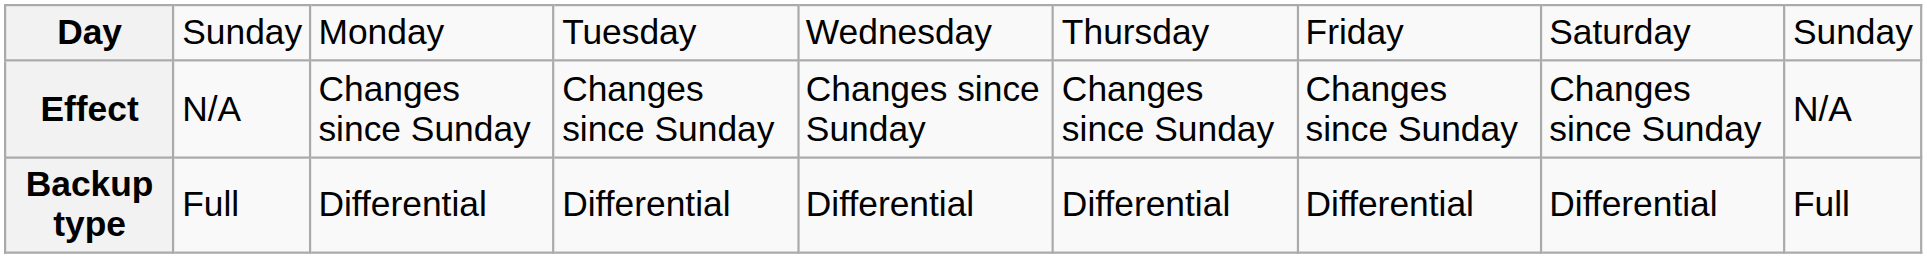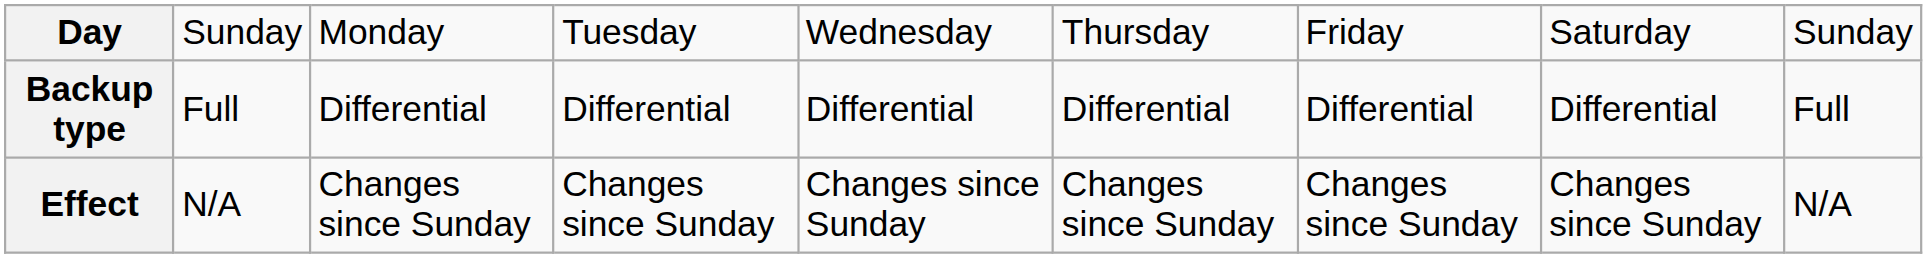rows swapped: (90, 204) <-> (90, 108)
